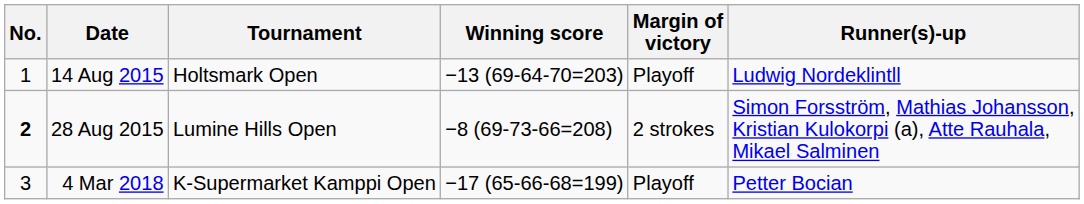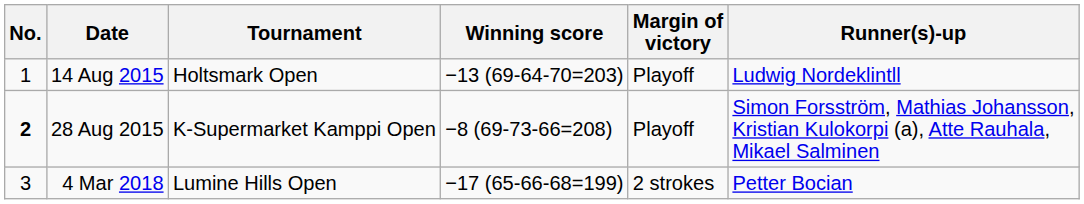(255, 129) Lumine Hills Open -> (304, 129) K-Supermarket Kamppi Open
(674, 129) 2 strokes -> (663, 129) Playoff
(304, 183) K-Supermarket Kamppi Open -> (255, 183) Lumine Hills Open
(663, 183) Playoff -> (674, 183) 2 strokes
